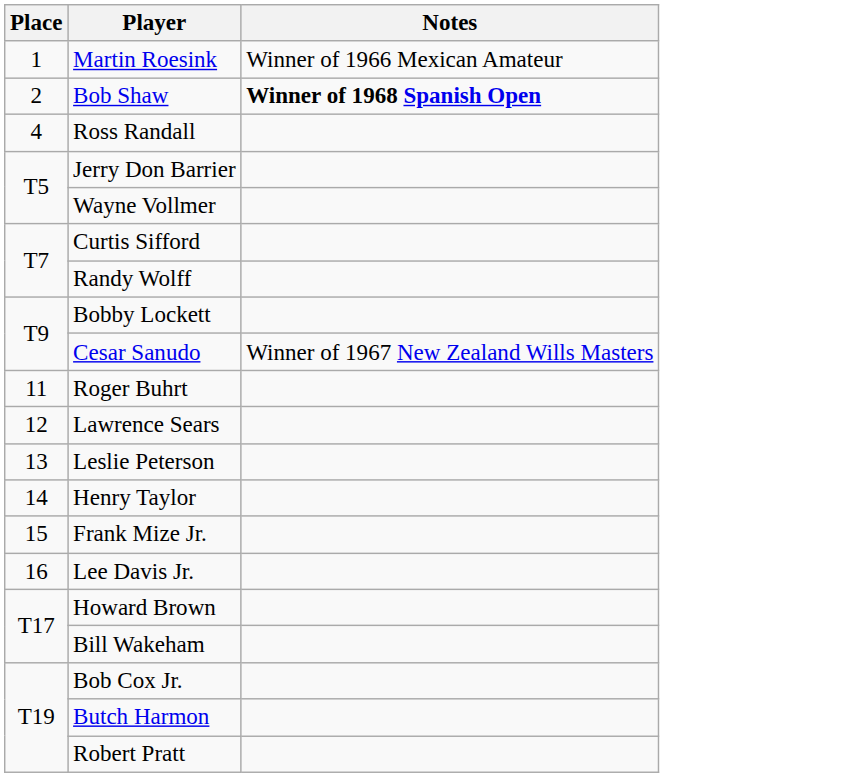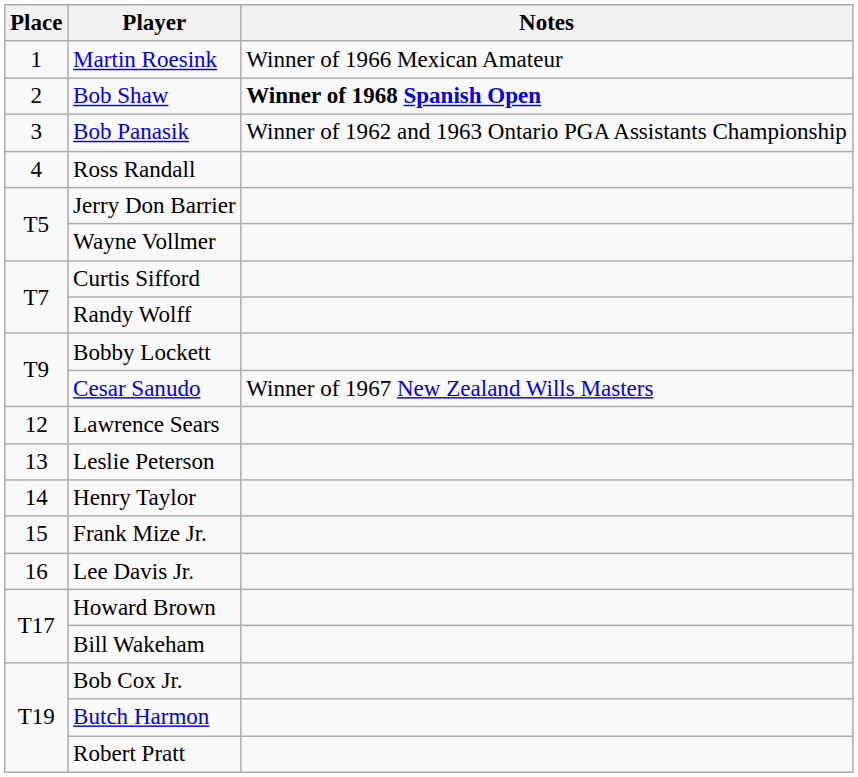+ row: (131, 132)
- row: (130, 388)
